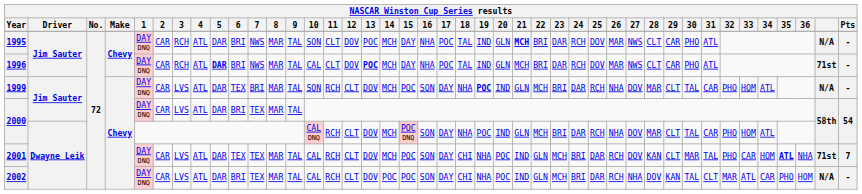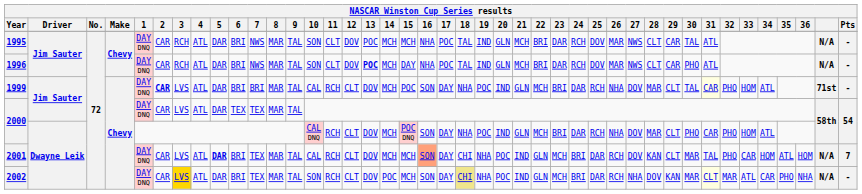(408, 42) DAY -> (408, 42) MCH
(522, 42) bold -> (522, 42) normal
(692, 42) PHO -> (692, 42) TAL
(219, 65) bold -> (219, 65) normal
(314, 65) CAL -> (314, 65) SON
(827, 65) 71st -> (827, 65) N/A
(163, 87) normal -> (163, 87) bold
(238, 87) TEX -> (238, 87) BRI
(314, 87) SON -> (314, 87) CAL
(484, 87) bold -> (484, 87) normal
(711, 87) no background -> (711, 87) lightyellow background
(827, 87) N/A -> (827, 87) 71st
(238, 110) BRI -> (238, 110) TEX
(692, 132) TAL -> (692, 132) PHO
(219, 155) normal -> (219, 155) bold
(238, 155) TEX -> (238, 155) BRI
(408, 155) POC -> (408, 155) MCH
(427, 155) no background -> (427, 155) lightsalmon background
(786, 155) bold -> (786, 155) normal
(805, 155) NHA -> (805, 155) HOM
(827, 155) 71st -> (827, 155) N/A
(181, 178) no background -> (181, 178) gold background
(314, 178) CAL -> (314, 178) SON
(408, 178) POC -> (408, 178) MCH
(465, 178) no background -> (465, 178) khaki background
(692, 178) TAL -> (692, 178) MAR
(711, 178) no background -> (711, 178) lightyellow background
(805, 178) HOM -> (805, 178) NHA
